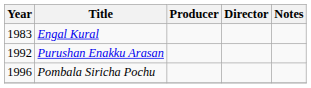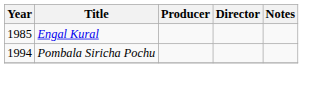(20, 33) 1983 -> (20, 33) 1985
- row: (101, 53)
(20, 72) 1996 -> (20, 53) 1994
